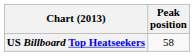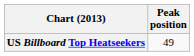(168, 42) 58 -> (168, 42) 49
